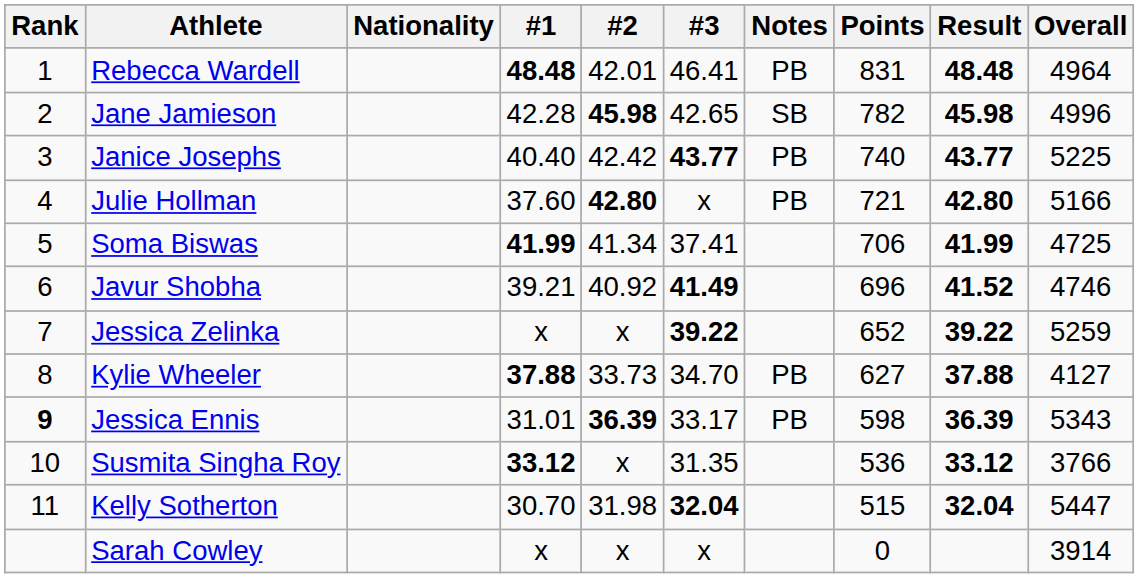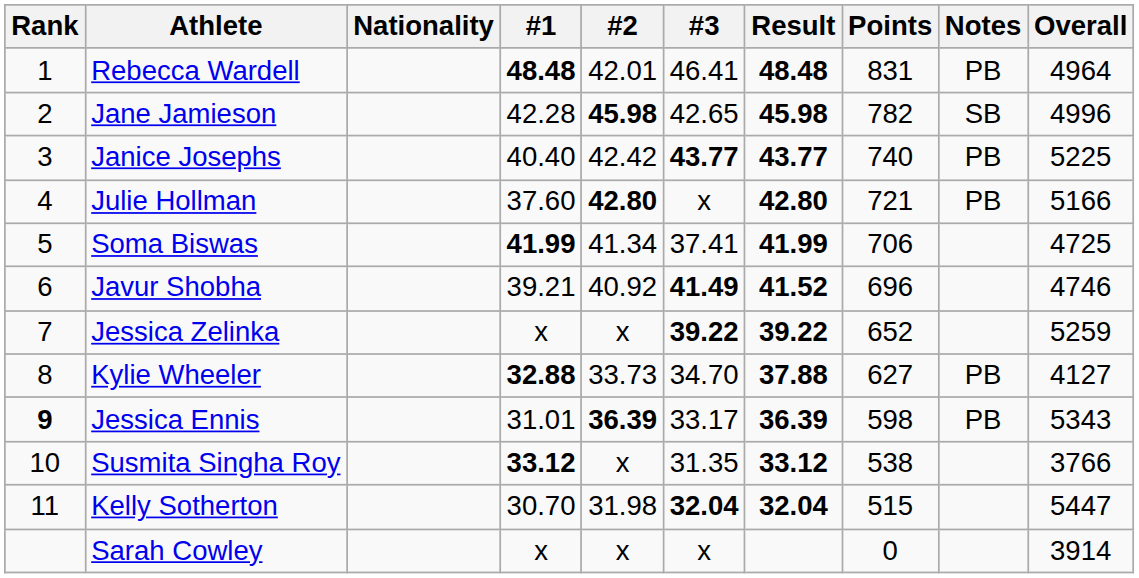columns swapped: (979, 26) <-> (790, 26)
(541, 375) 37.88 -> (541, 375) 32.88
(882, 462) 536 -> (890, 462) 538
